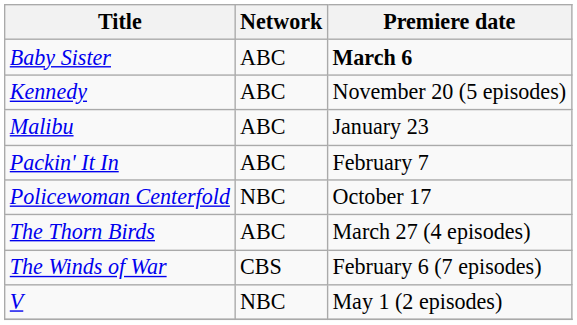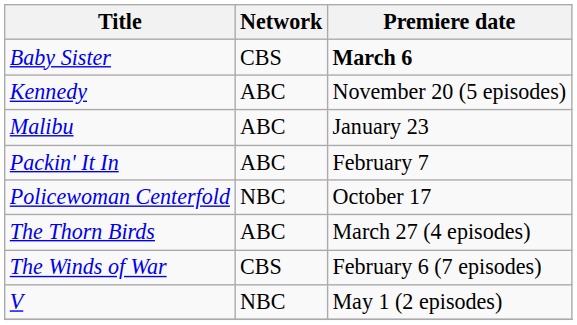(263, 57) ABC -> (261, 57) CBS
